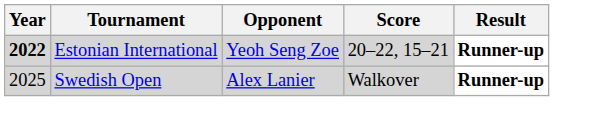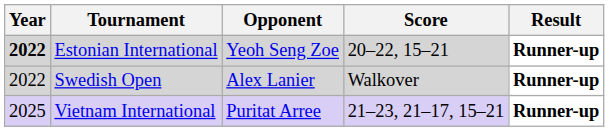(27, 80) 2025 -> (27, 80) 2022
+ row: (135, 111)
